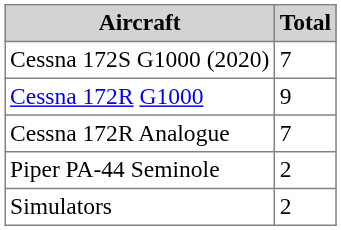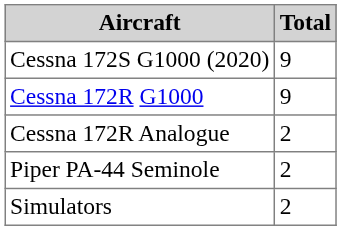(286, 59) 7 -> (286, 59) 9
(286, 133) 7 -> (286, 133) 2
